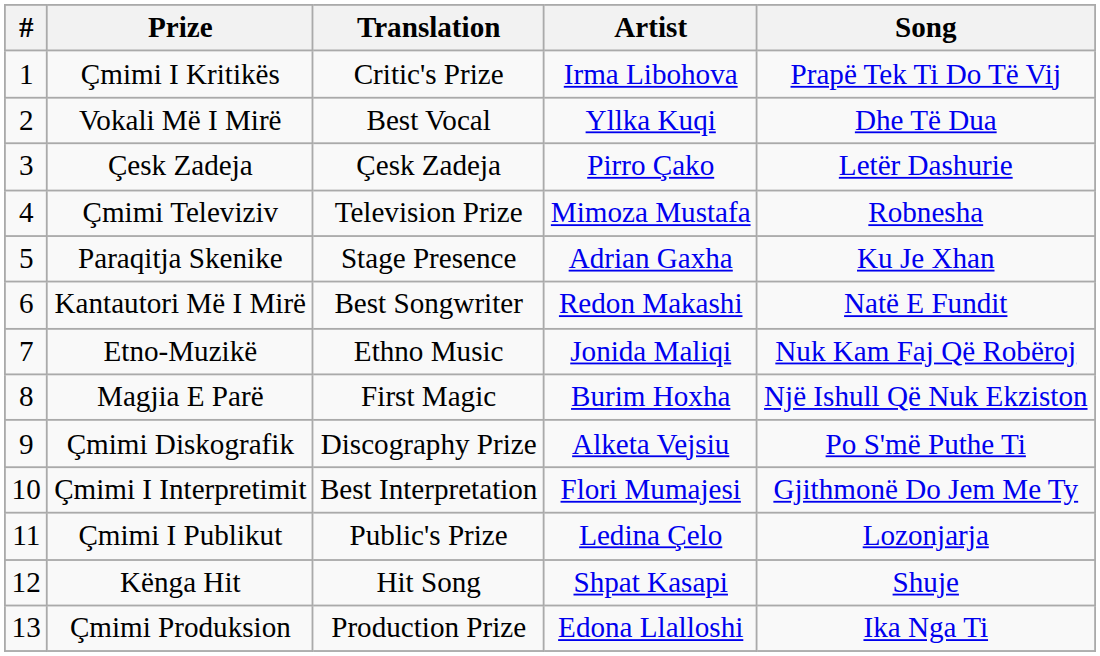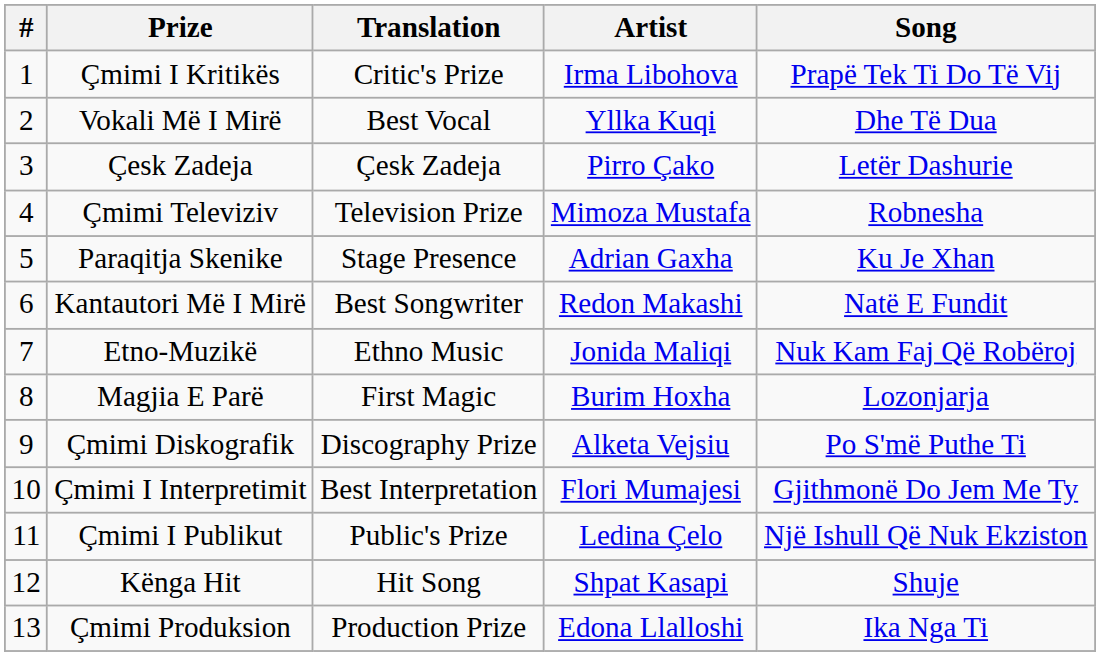(926, 397) Një Ishull Që Nuk Ekziston -> (926, 397) Lozonjarja
(926, 535) Lozonjarja -> (926, 535) Një Ishull Që Nuk Ekziston
